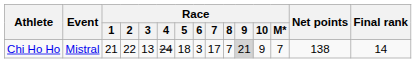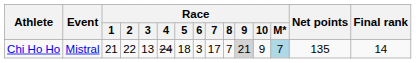(280, 49) no background -> (280, 49) lightblue background
(320, 49) 138 -> (320, 49) 135
